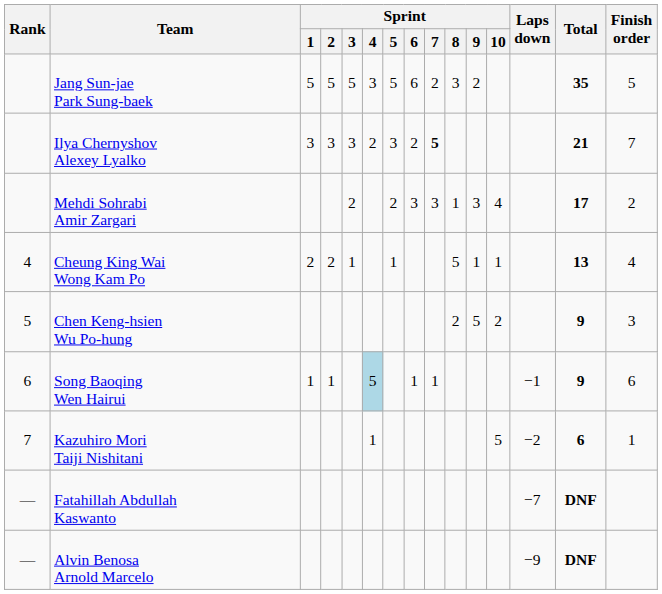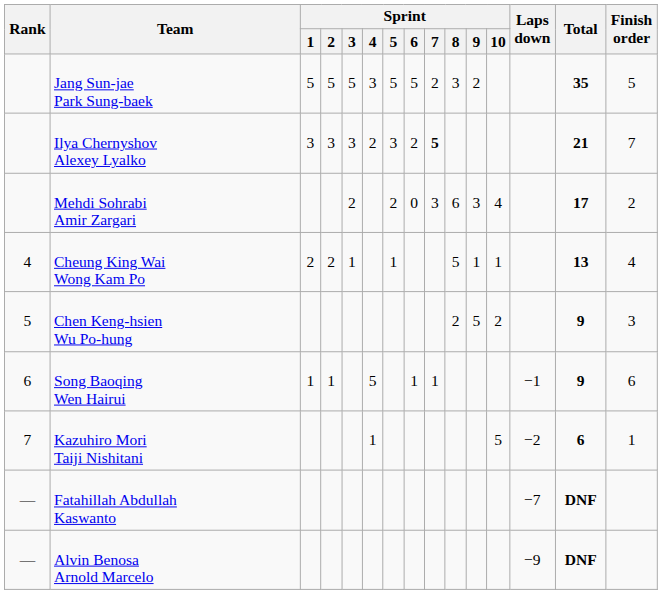(414, 83) 6 -> (414, 83) 5
(414, 202) 3 -> (414, 202) 0
(456, 202) 1 -> (456, 202) 6
(373, 381) lightblue background -> (373, 381) no background
